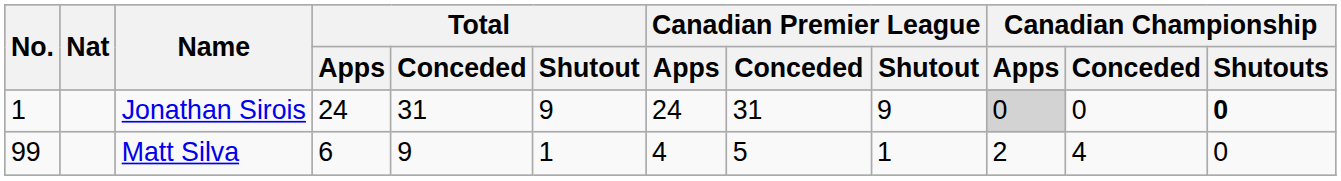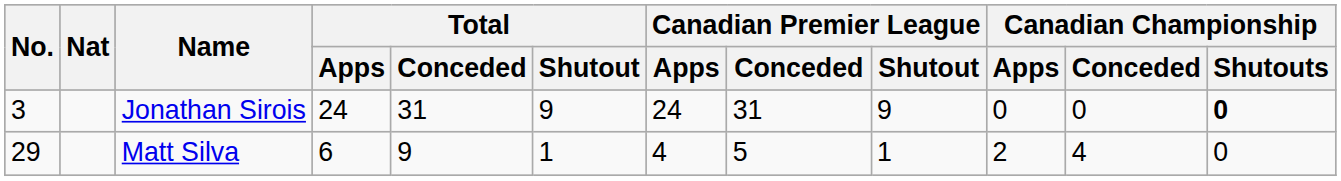(18, 110) 1 -> (18, 110) 3
(1000, 110) lightgrey background -> (1000, 110) no background
(26, 152) 99 -> (26, 152) 29
